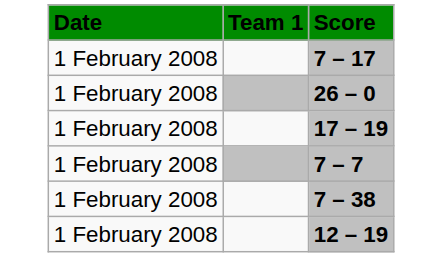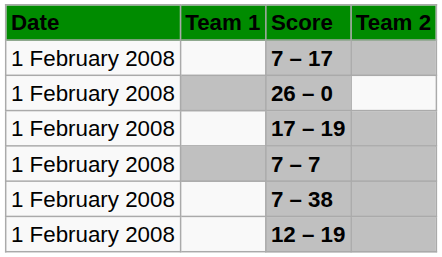+ column: (393, 22)
